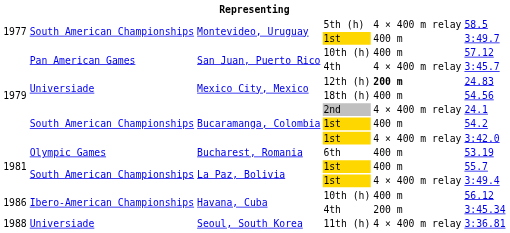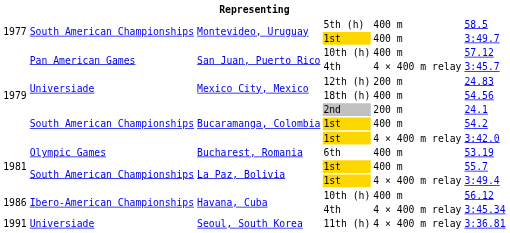(417, 24) 4 × 400 m relay -> (388, 24) 400 m
(388, 81) bold -> (388, 81) normal
(417, 110) 4 × 400 m relay -> (388, 110) 200 m
(388, 209) 200 m -> (417, 209) 4 × 400 m relay
(15, 224) 1988 -> (15, 224) 1991
